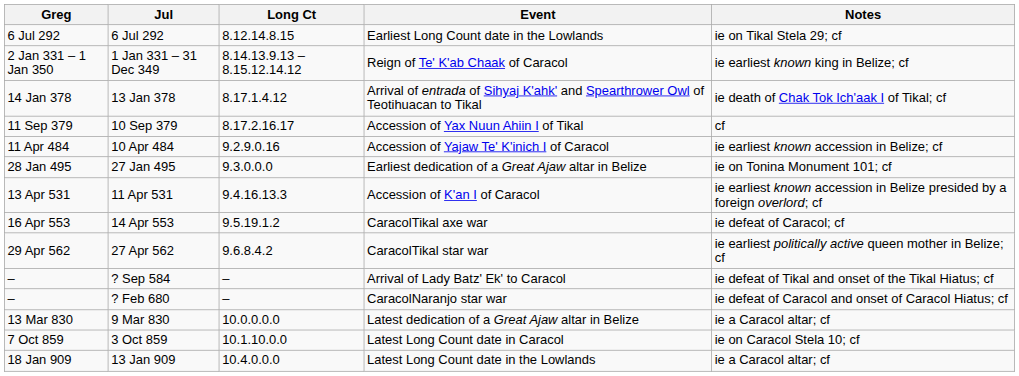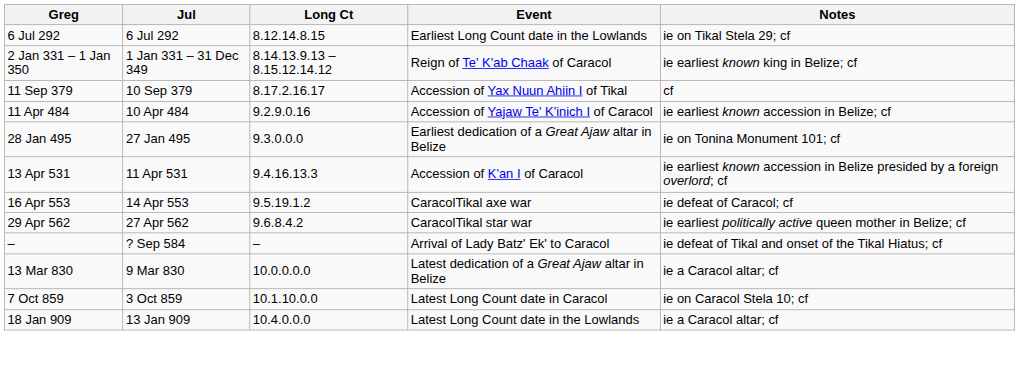- row: (143, 98)
- row: (140, 299)
